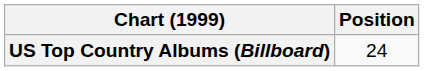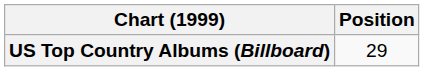(377, 50) 24 -> (377, 50) 29
